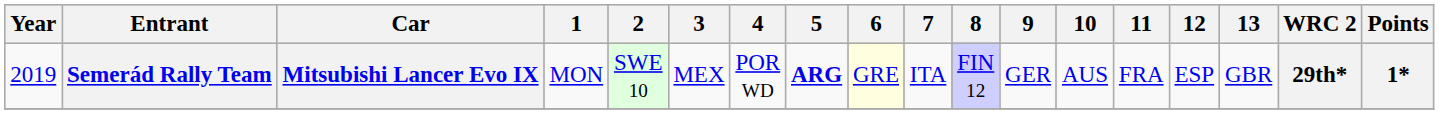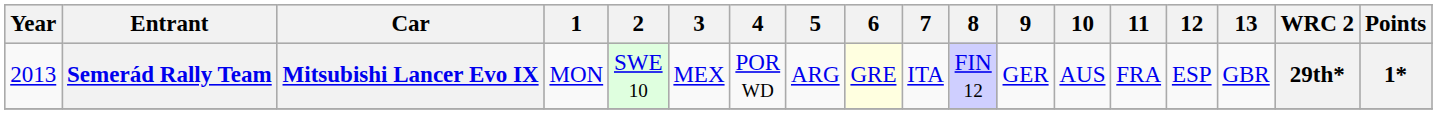(33, 75) 2019 -> (33, 75) 2013
(817, 75) bold -> (815, 75) normal
